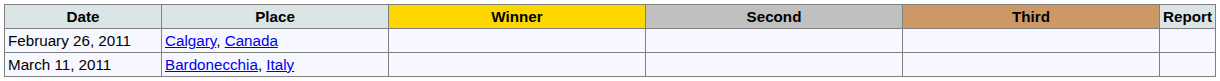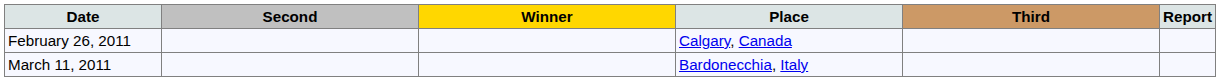columns swapped: (275, 16) <-> (774, 16)
